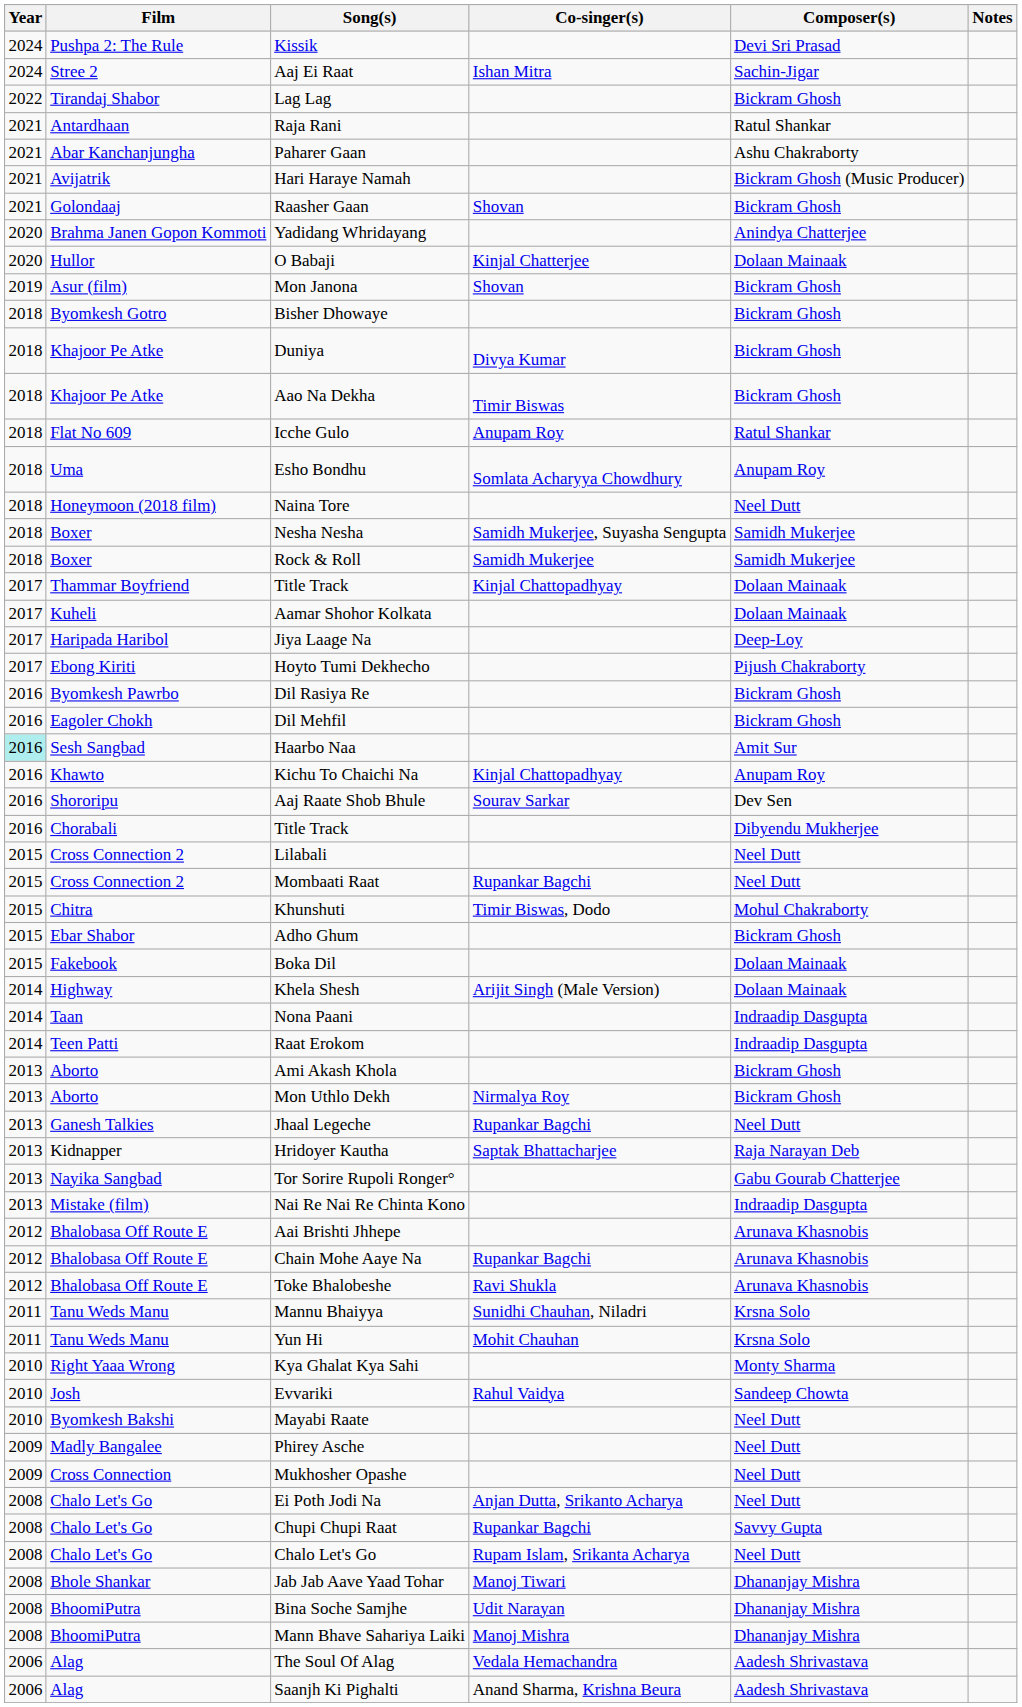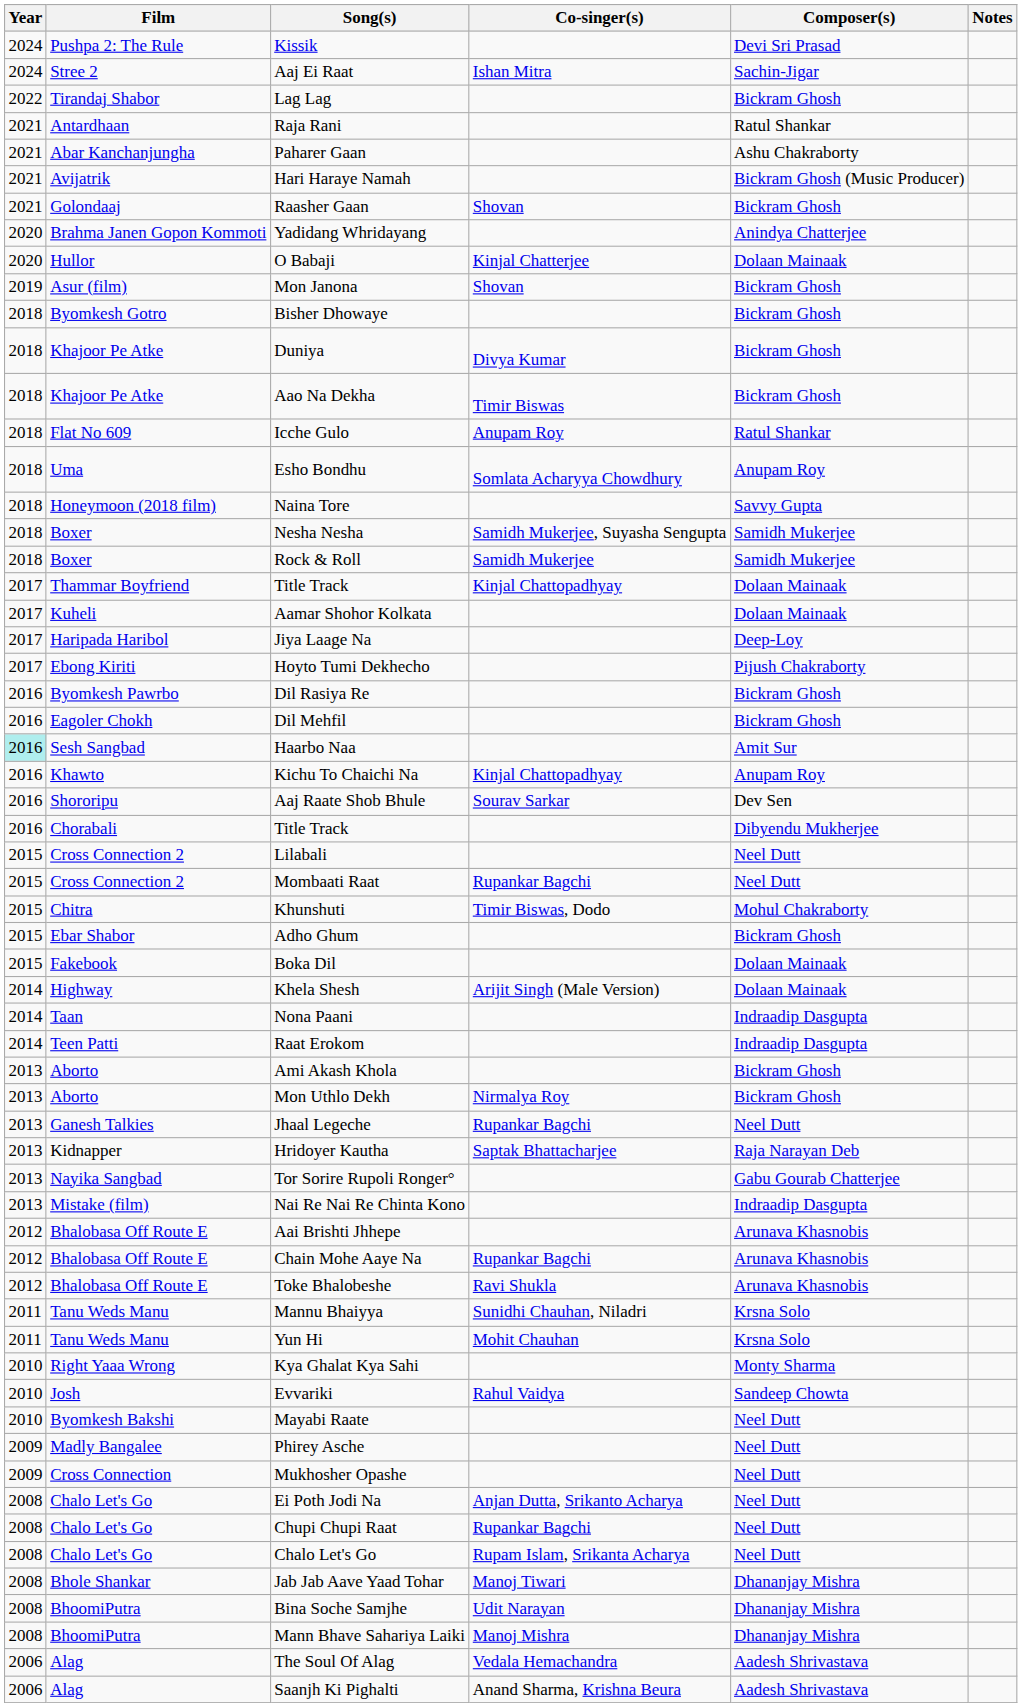(767, 505) Neel Dutt -> (778, 505) Savvy Gupta
(778, 1527) Savvy Gupta -> (767, 1527) Neel Dutt
